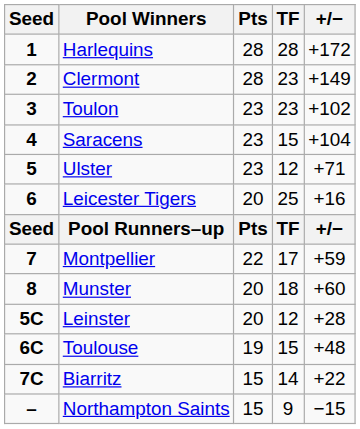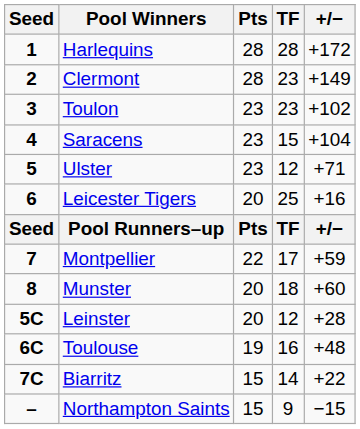(288, 348) 15 -> (288, 348) 16
